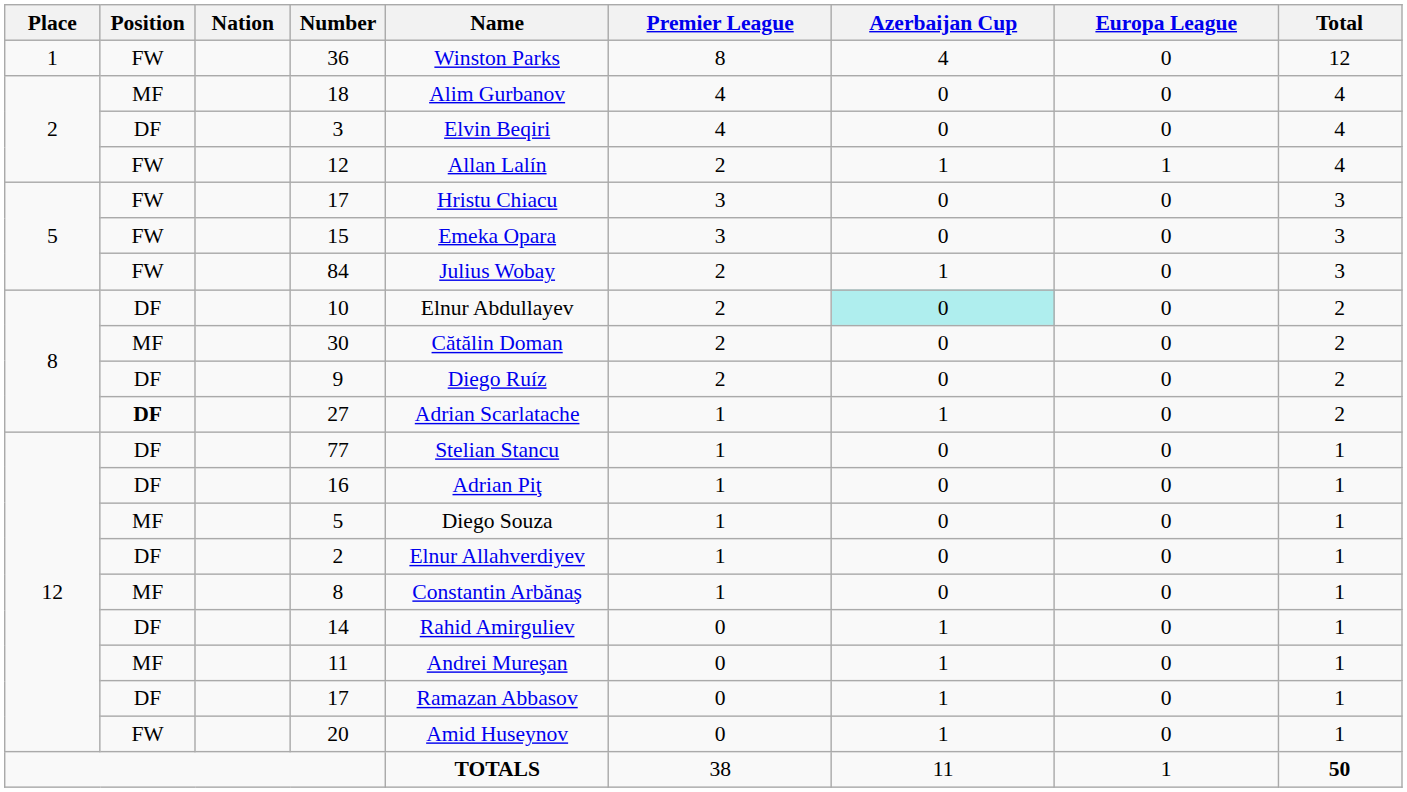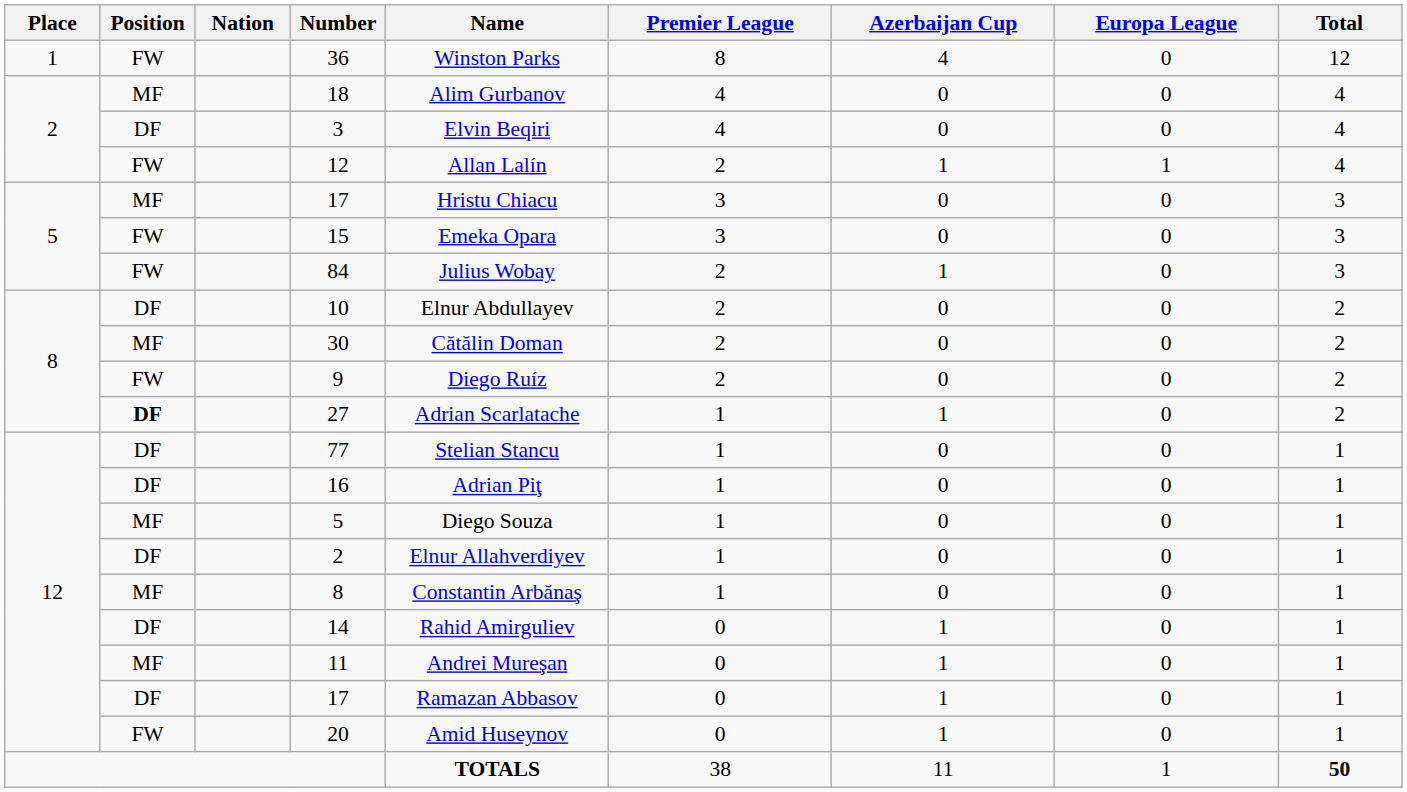(148, 200) FW -> (148, 200) MF
(943, 307) paleturquoise background -> (943, 307) no background
(148, 378) DF -> (148, 378) FW
